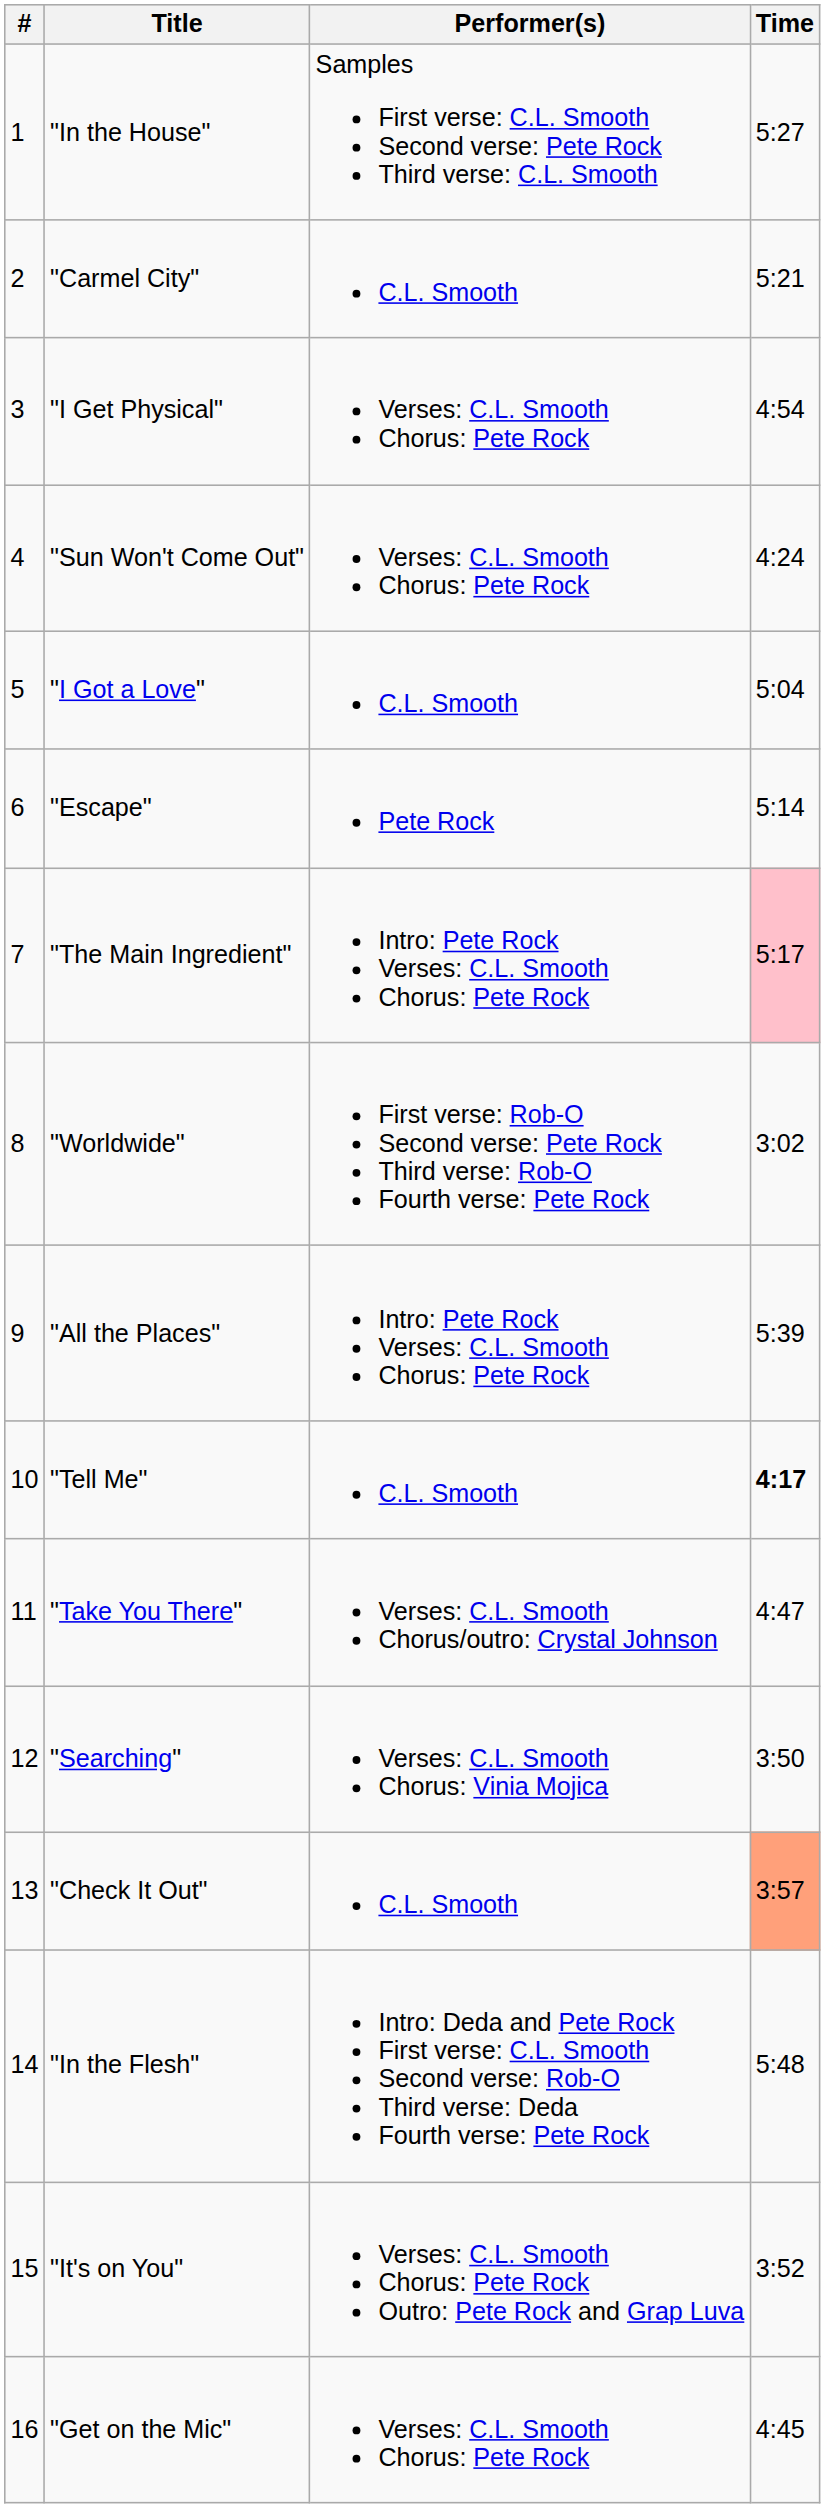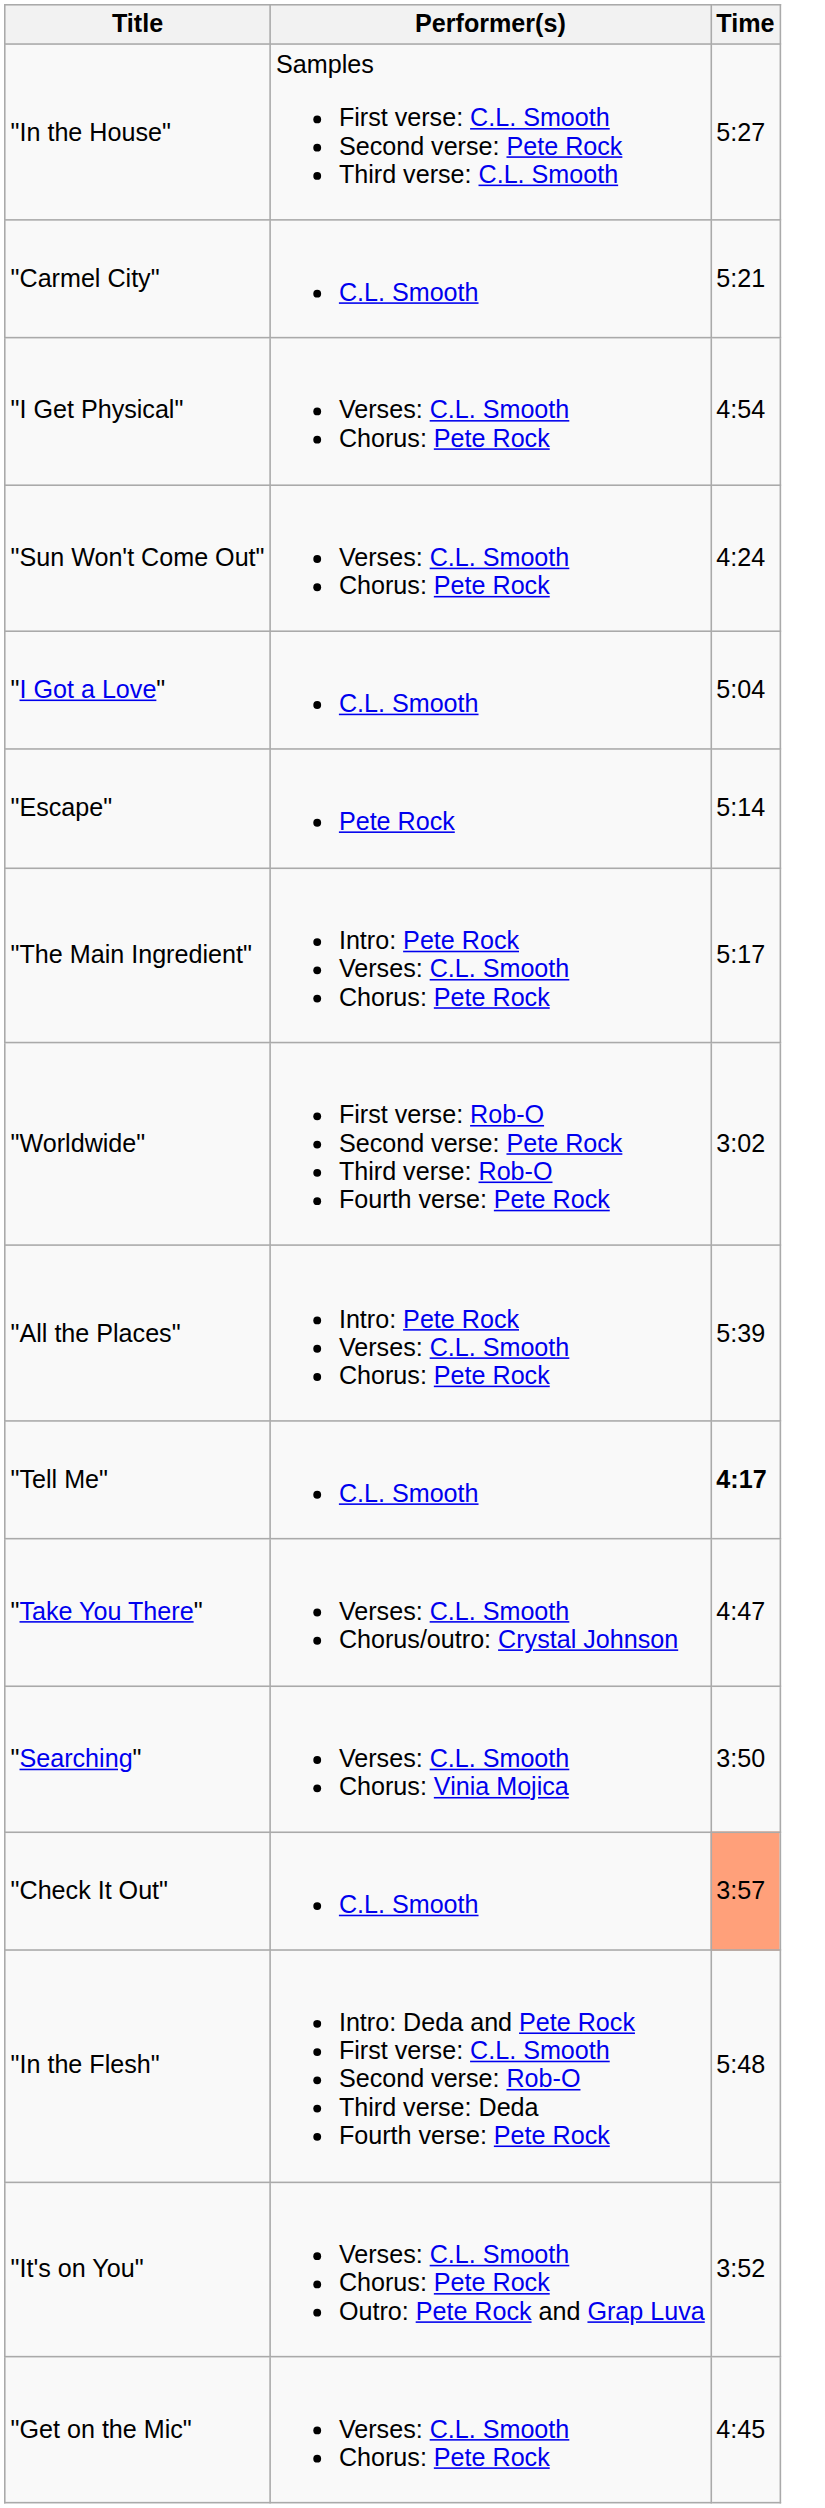- column: (25, 24)
(780, 954) pink background -> (741, 954) no background
